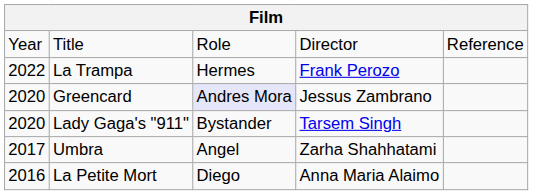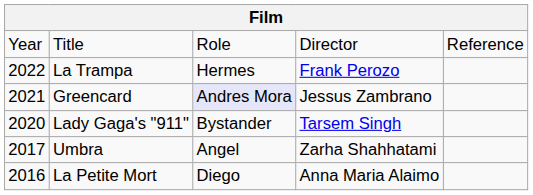(27, 96) 2020 -> (27, 96) 2021
